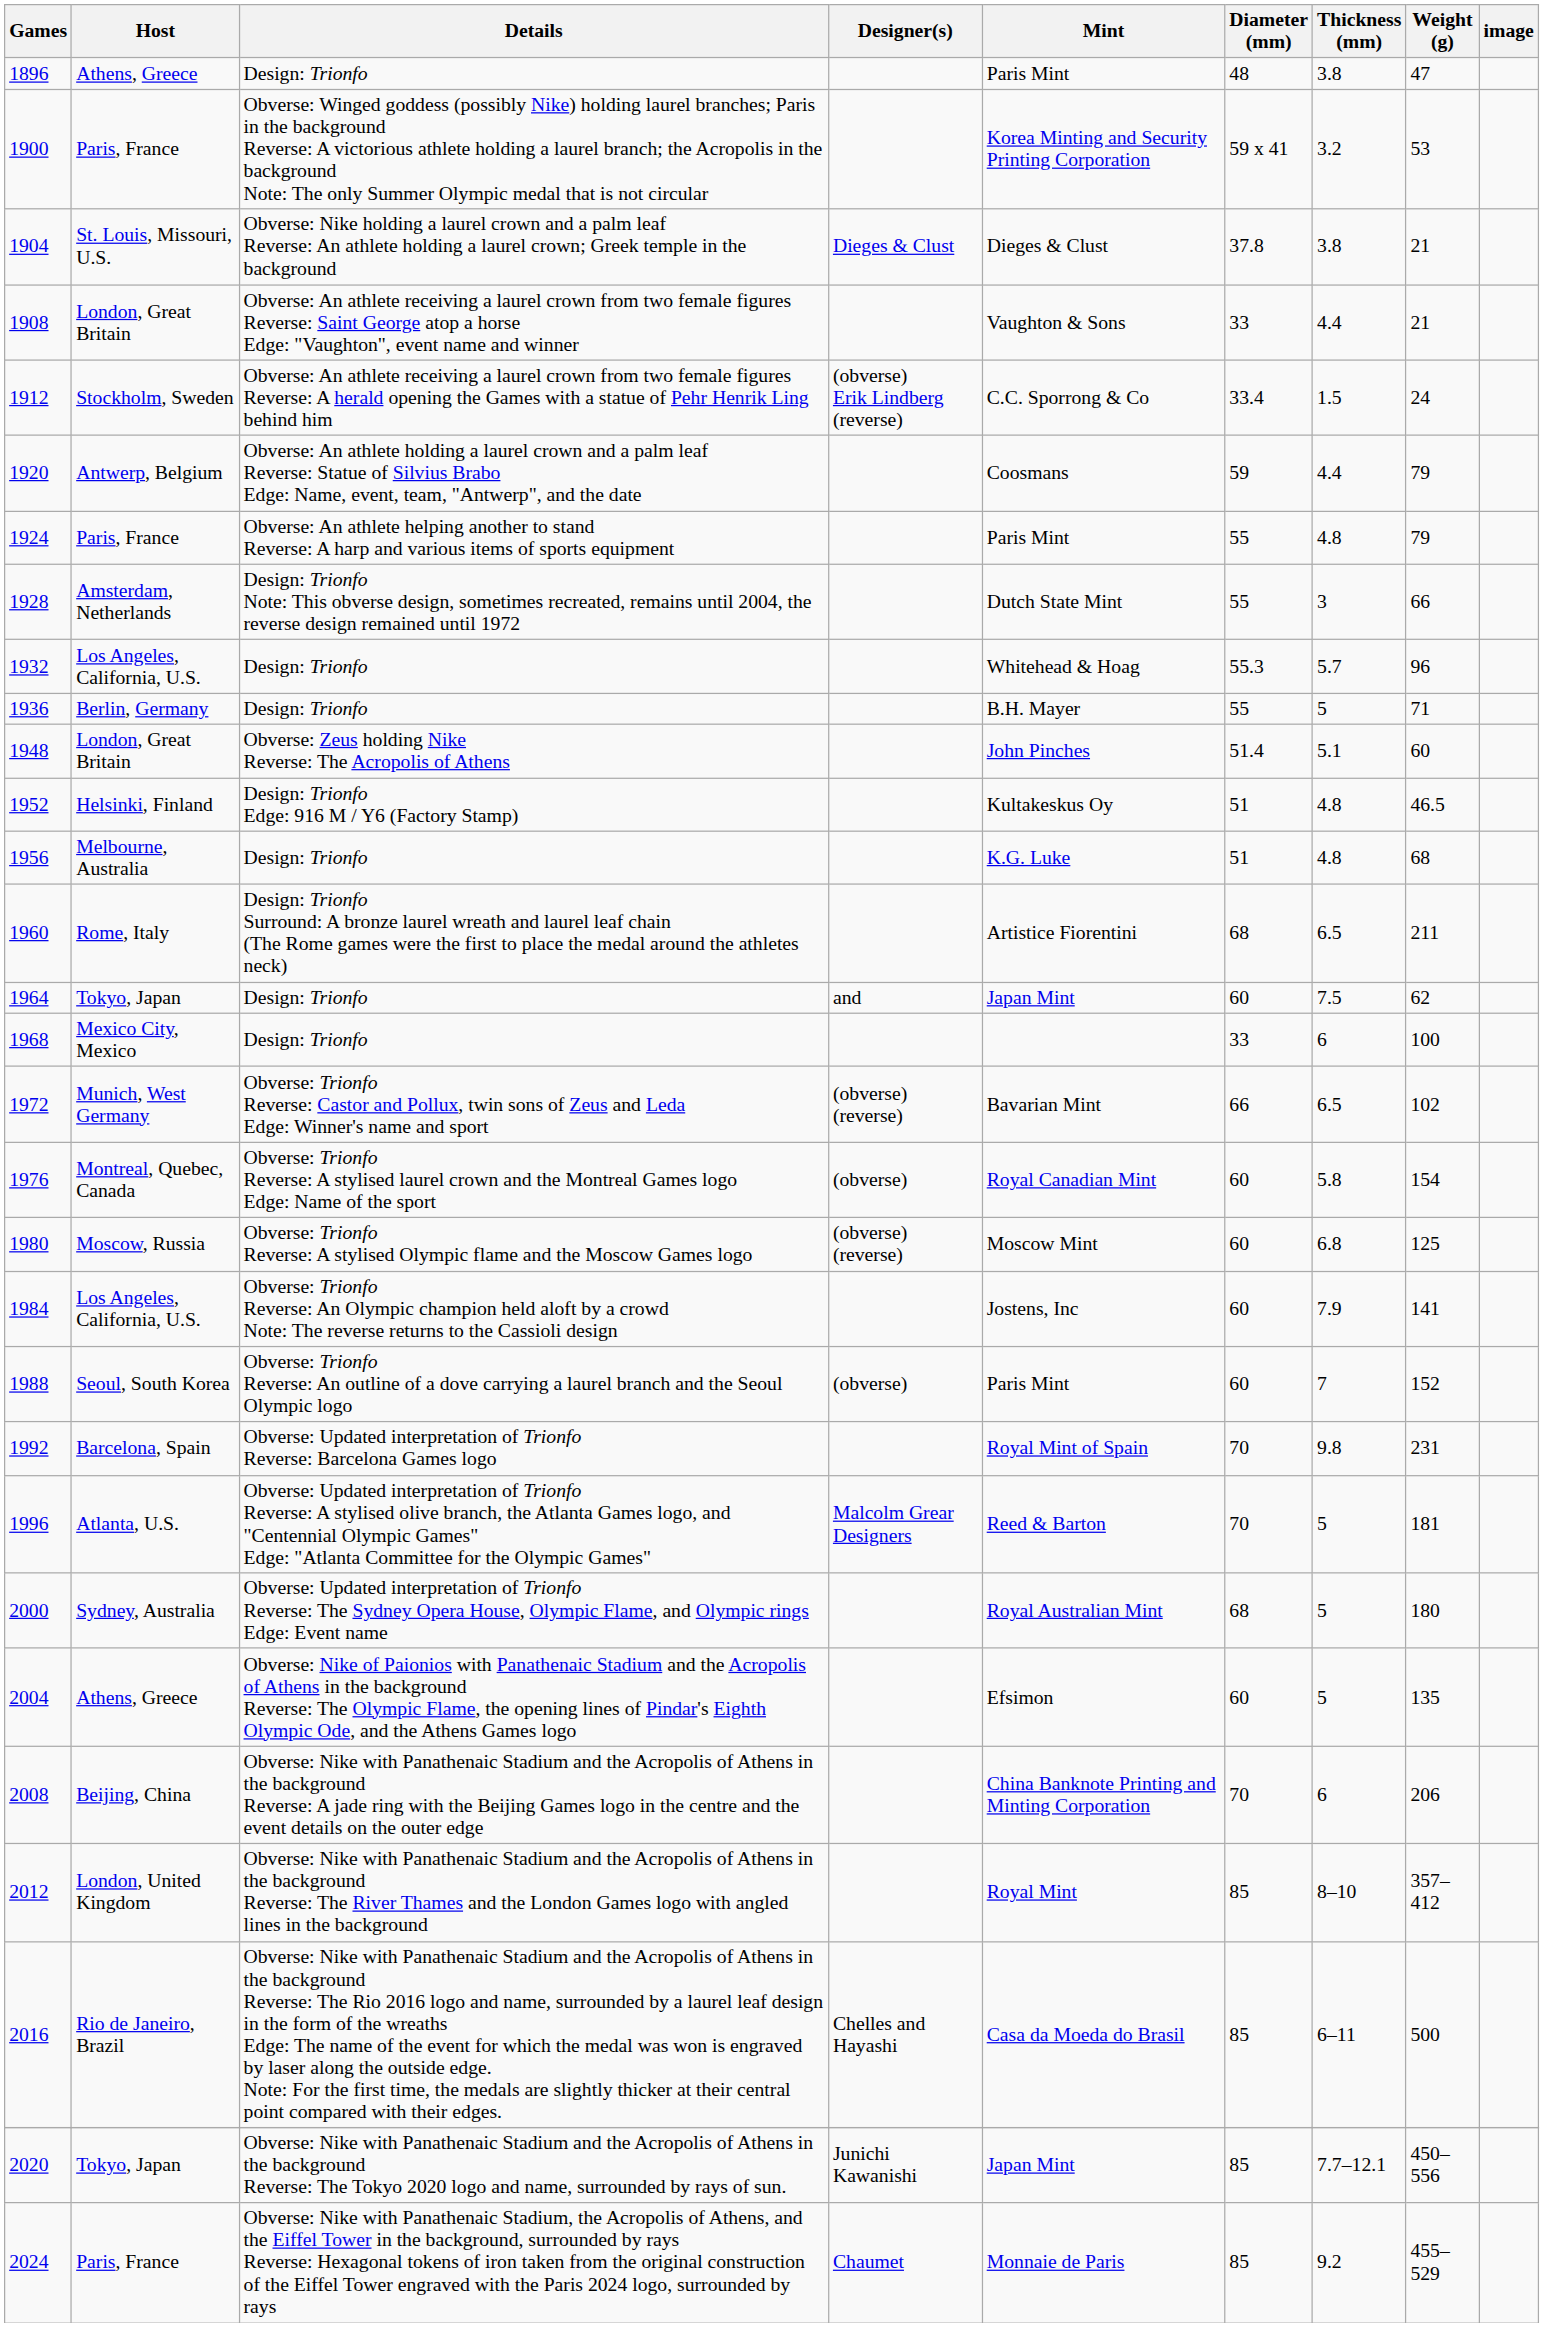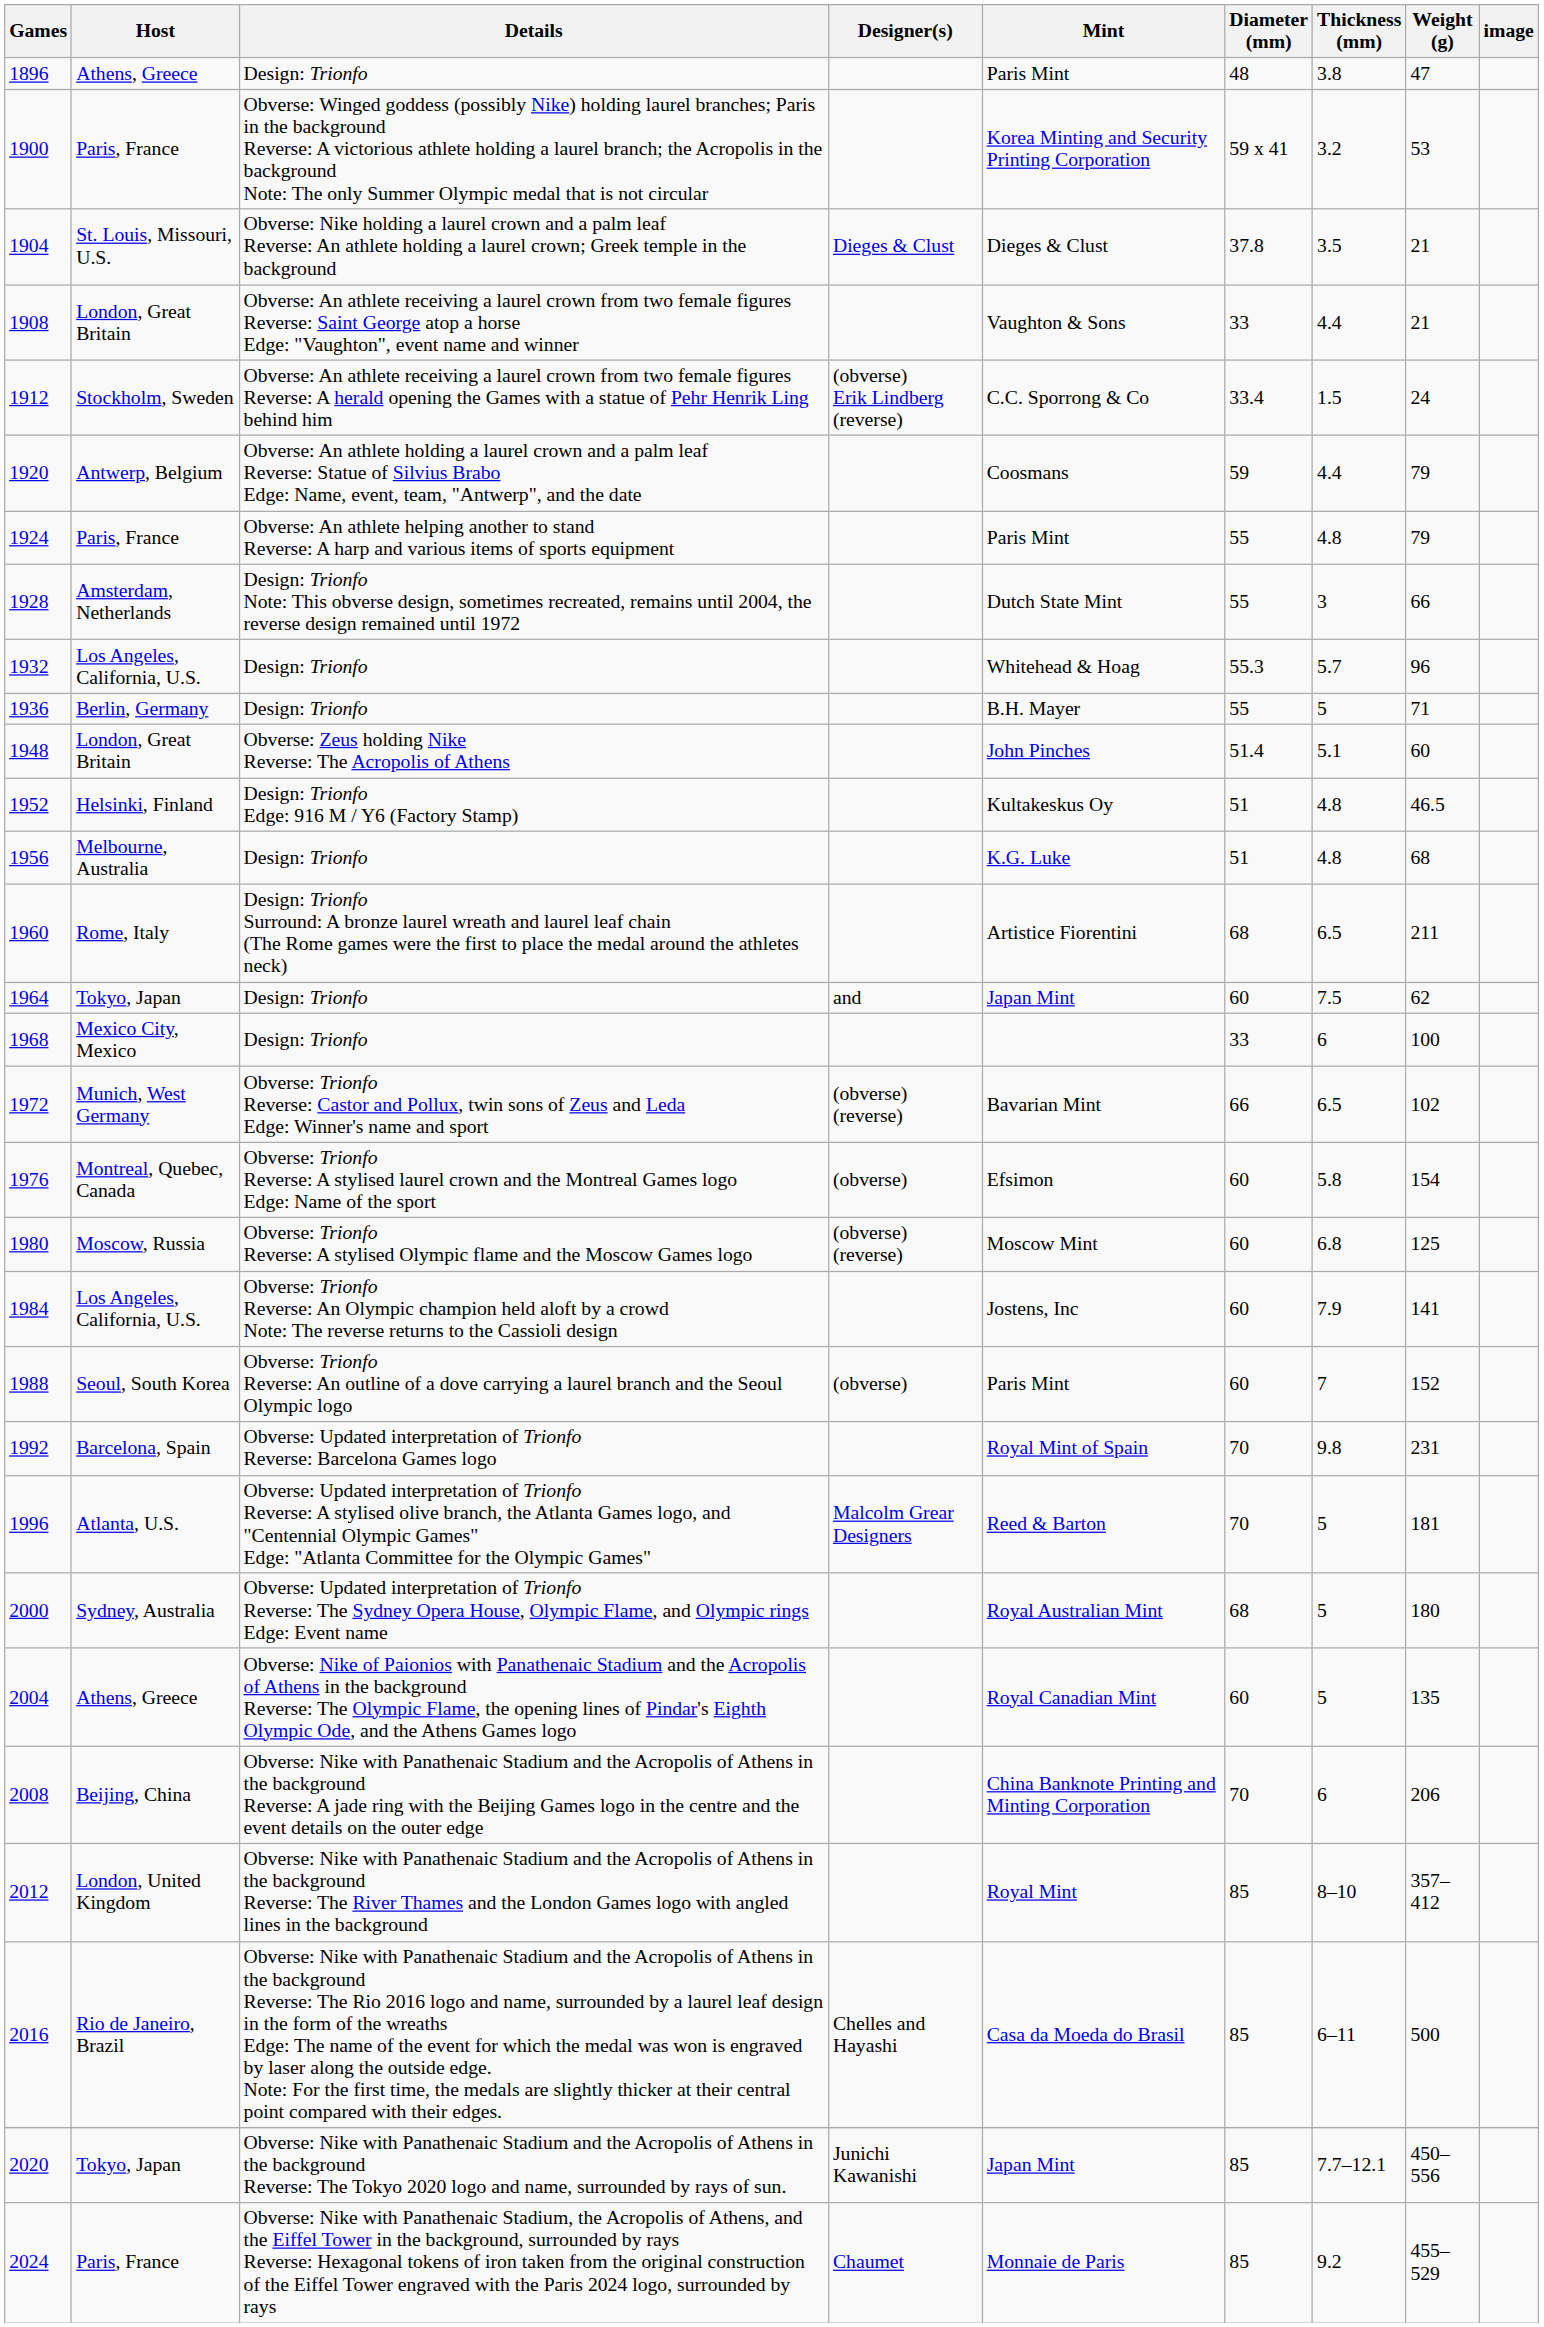(1329, 246) 3.8 -> (1329, 246) 3.5
(1071, 1179) Royal Canadian Mint -> (1020, 1179) Efsimon
(1020, 1697) Efsimon -> (1071, 1697) Royal Canadian Mint
